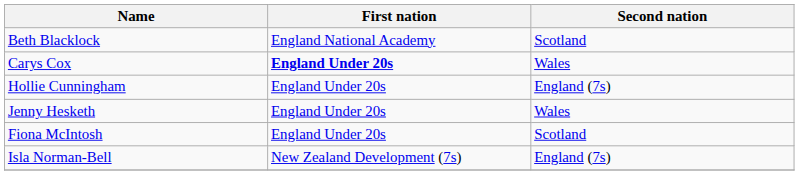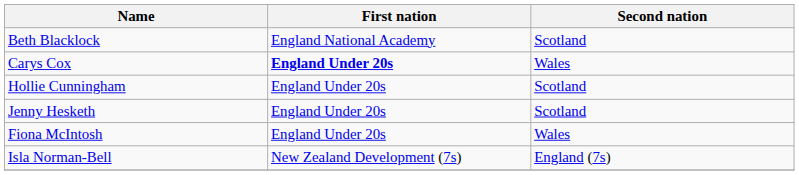(572, 87) England (7s) -> (560, 87) Scotland
(552, 110) Wales -> (560, 110) Scotland
(560, 134) Scotland -> (552, 134) Wales
